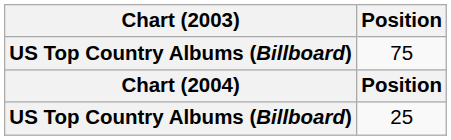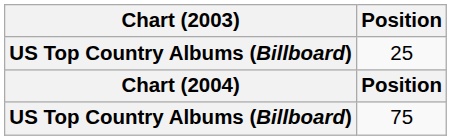rows swapped: (402, 118) <-> (402, 53)
